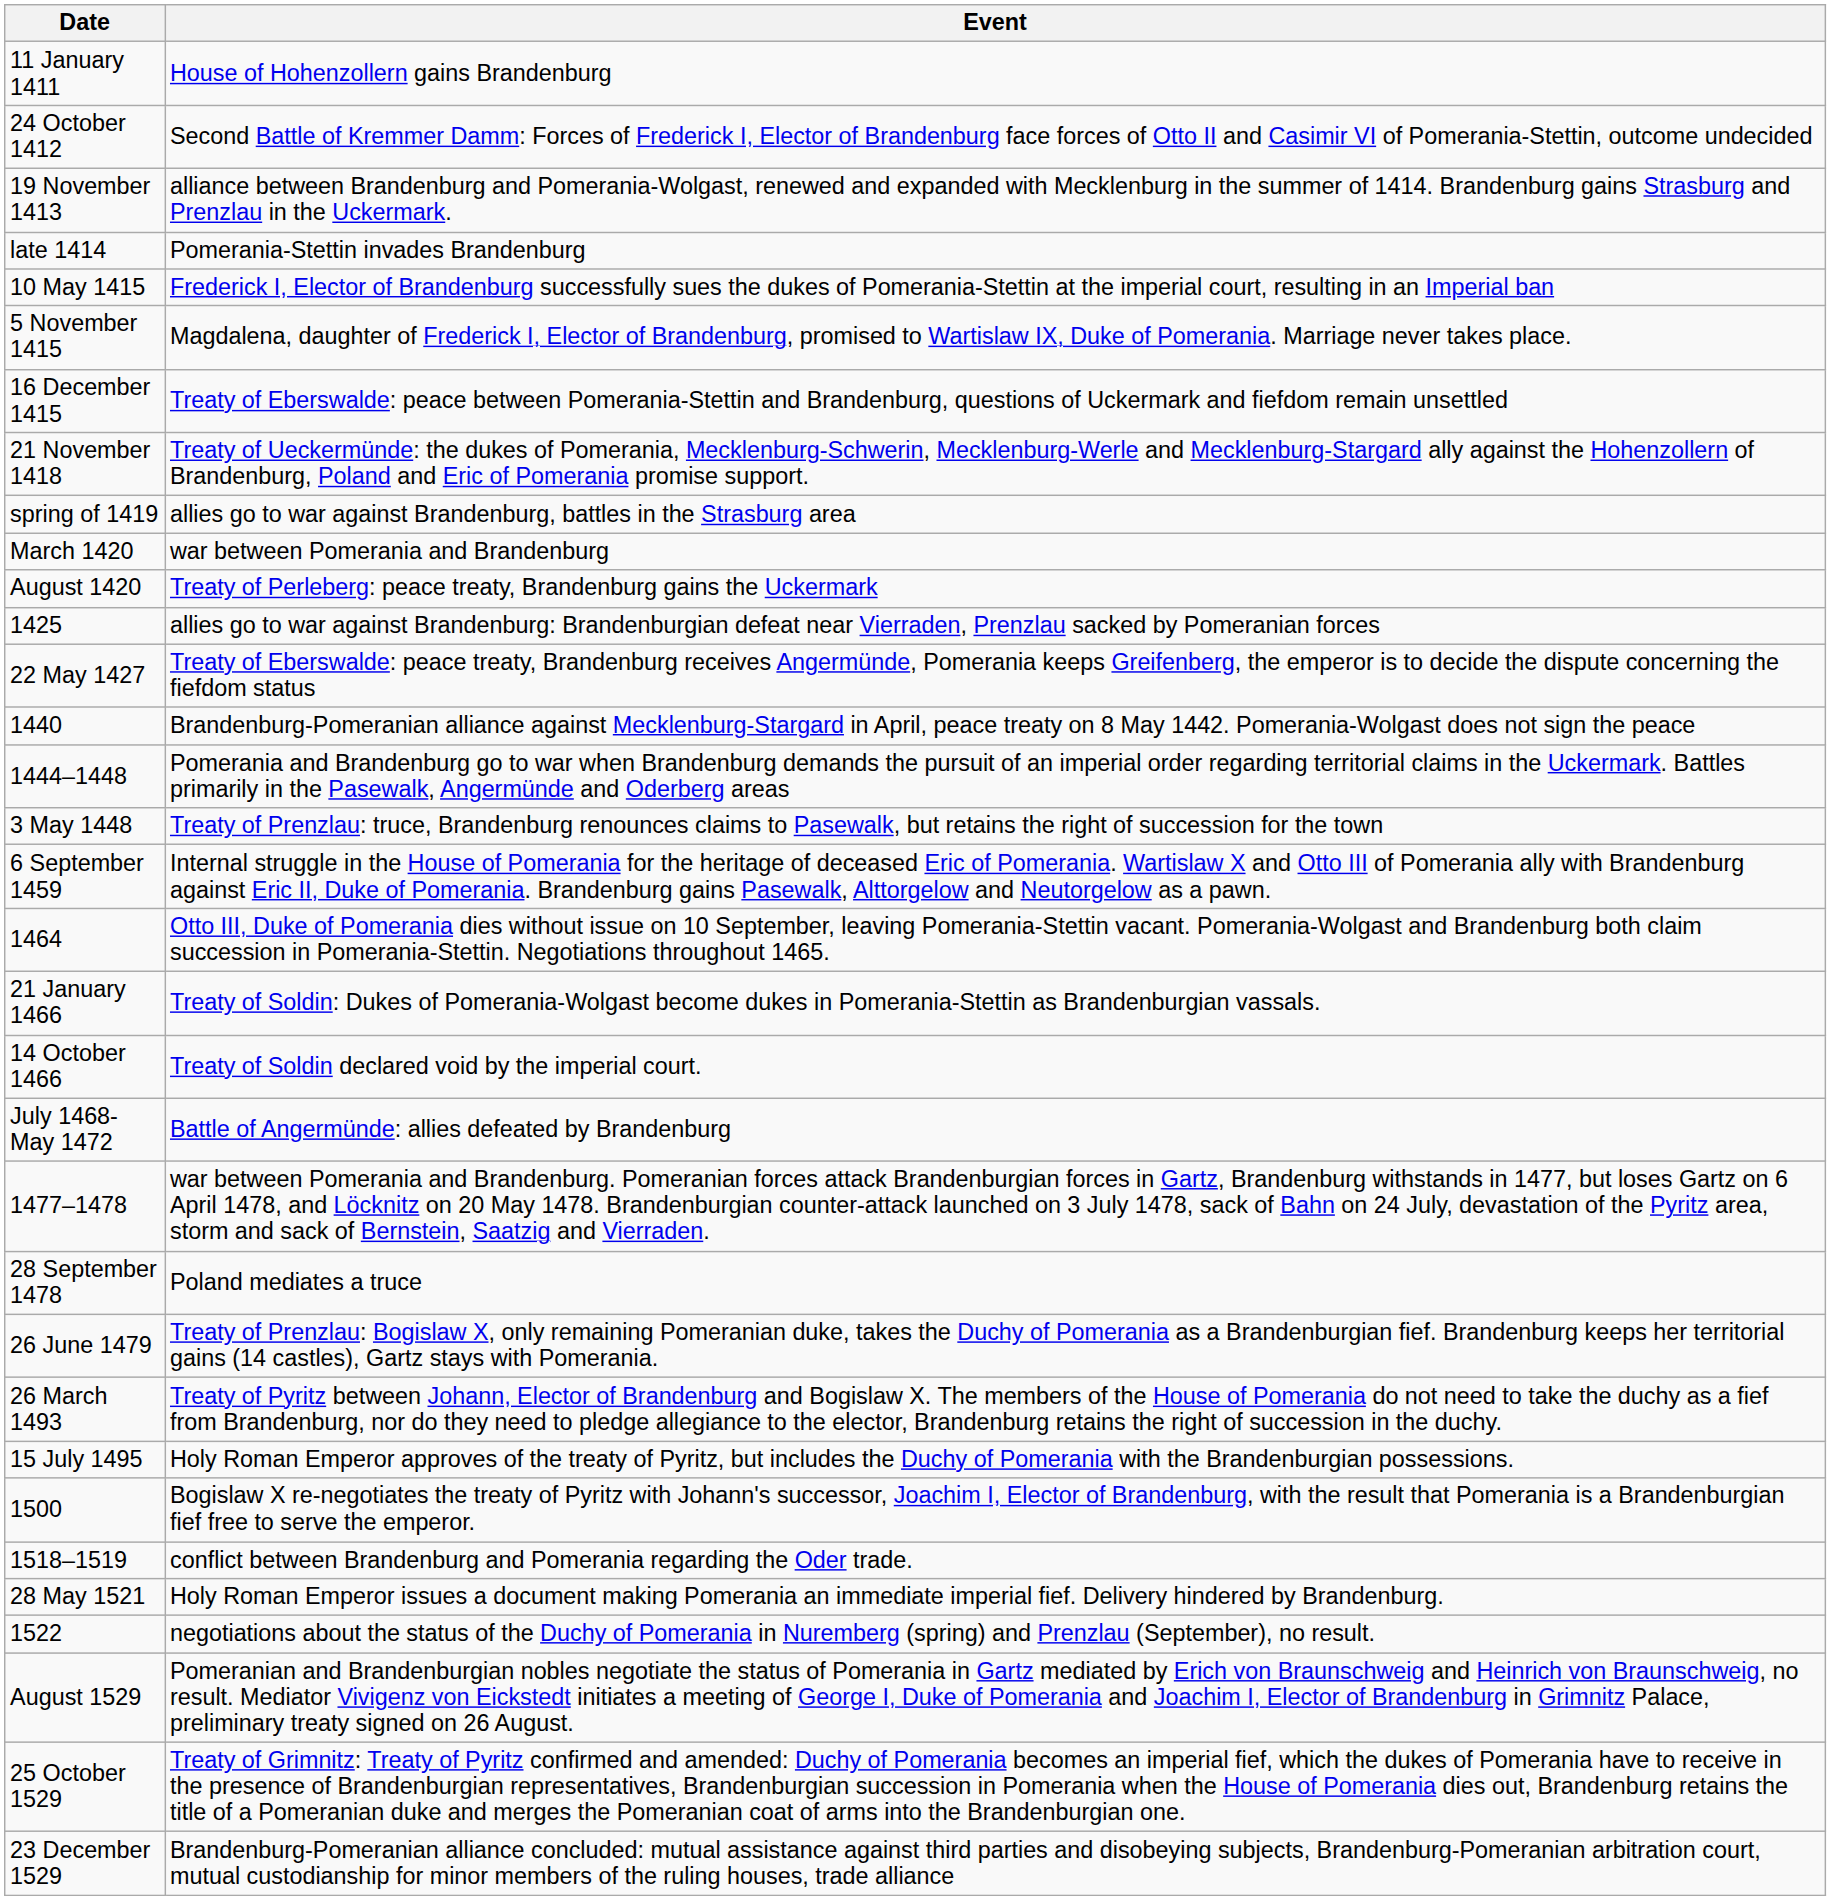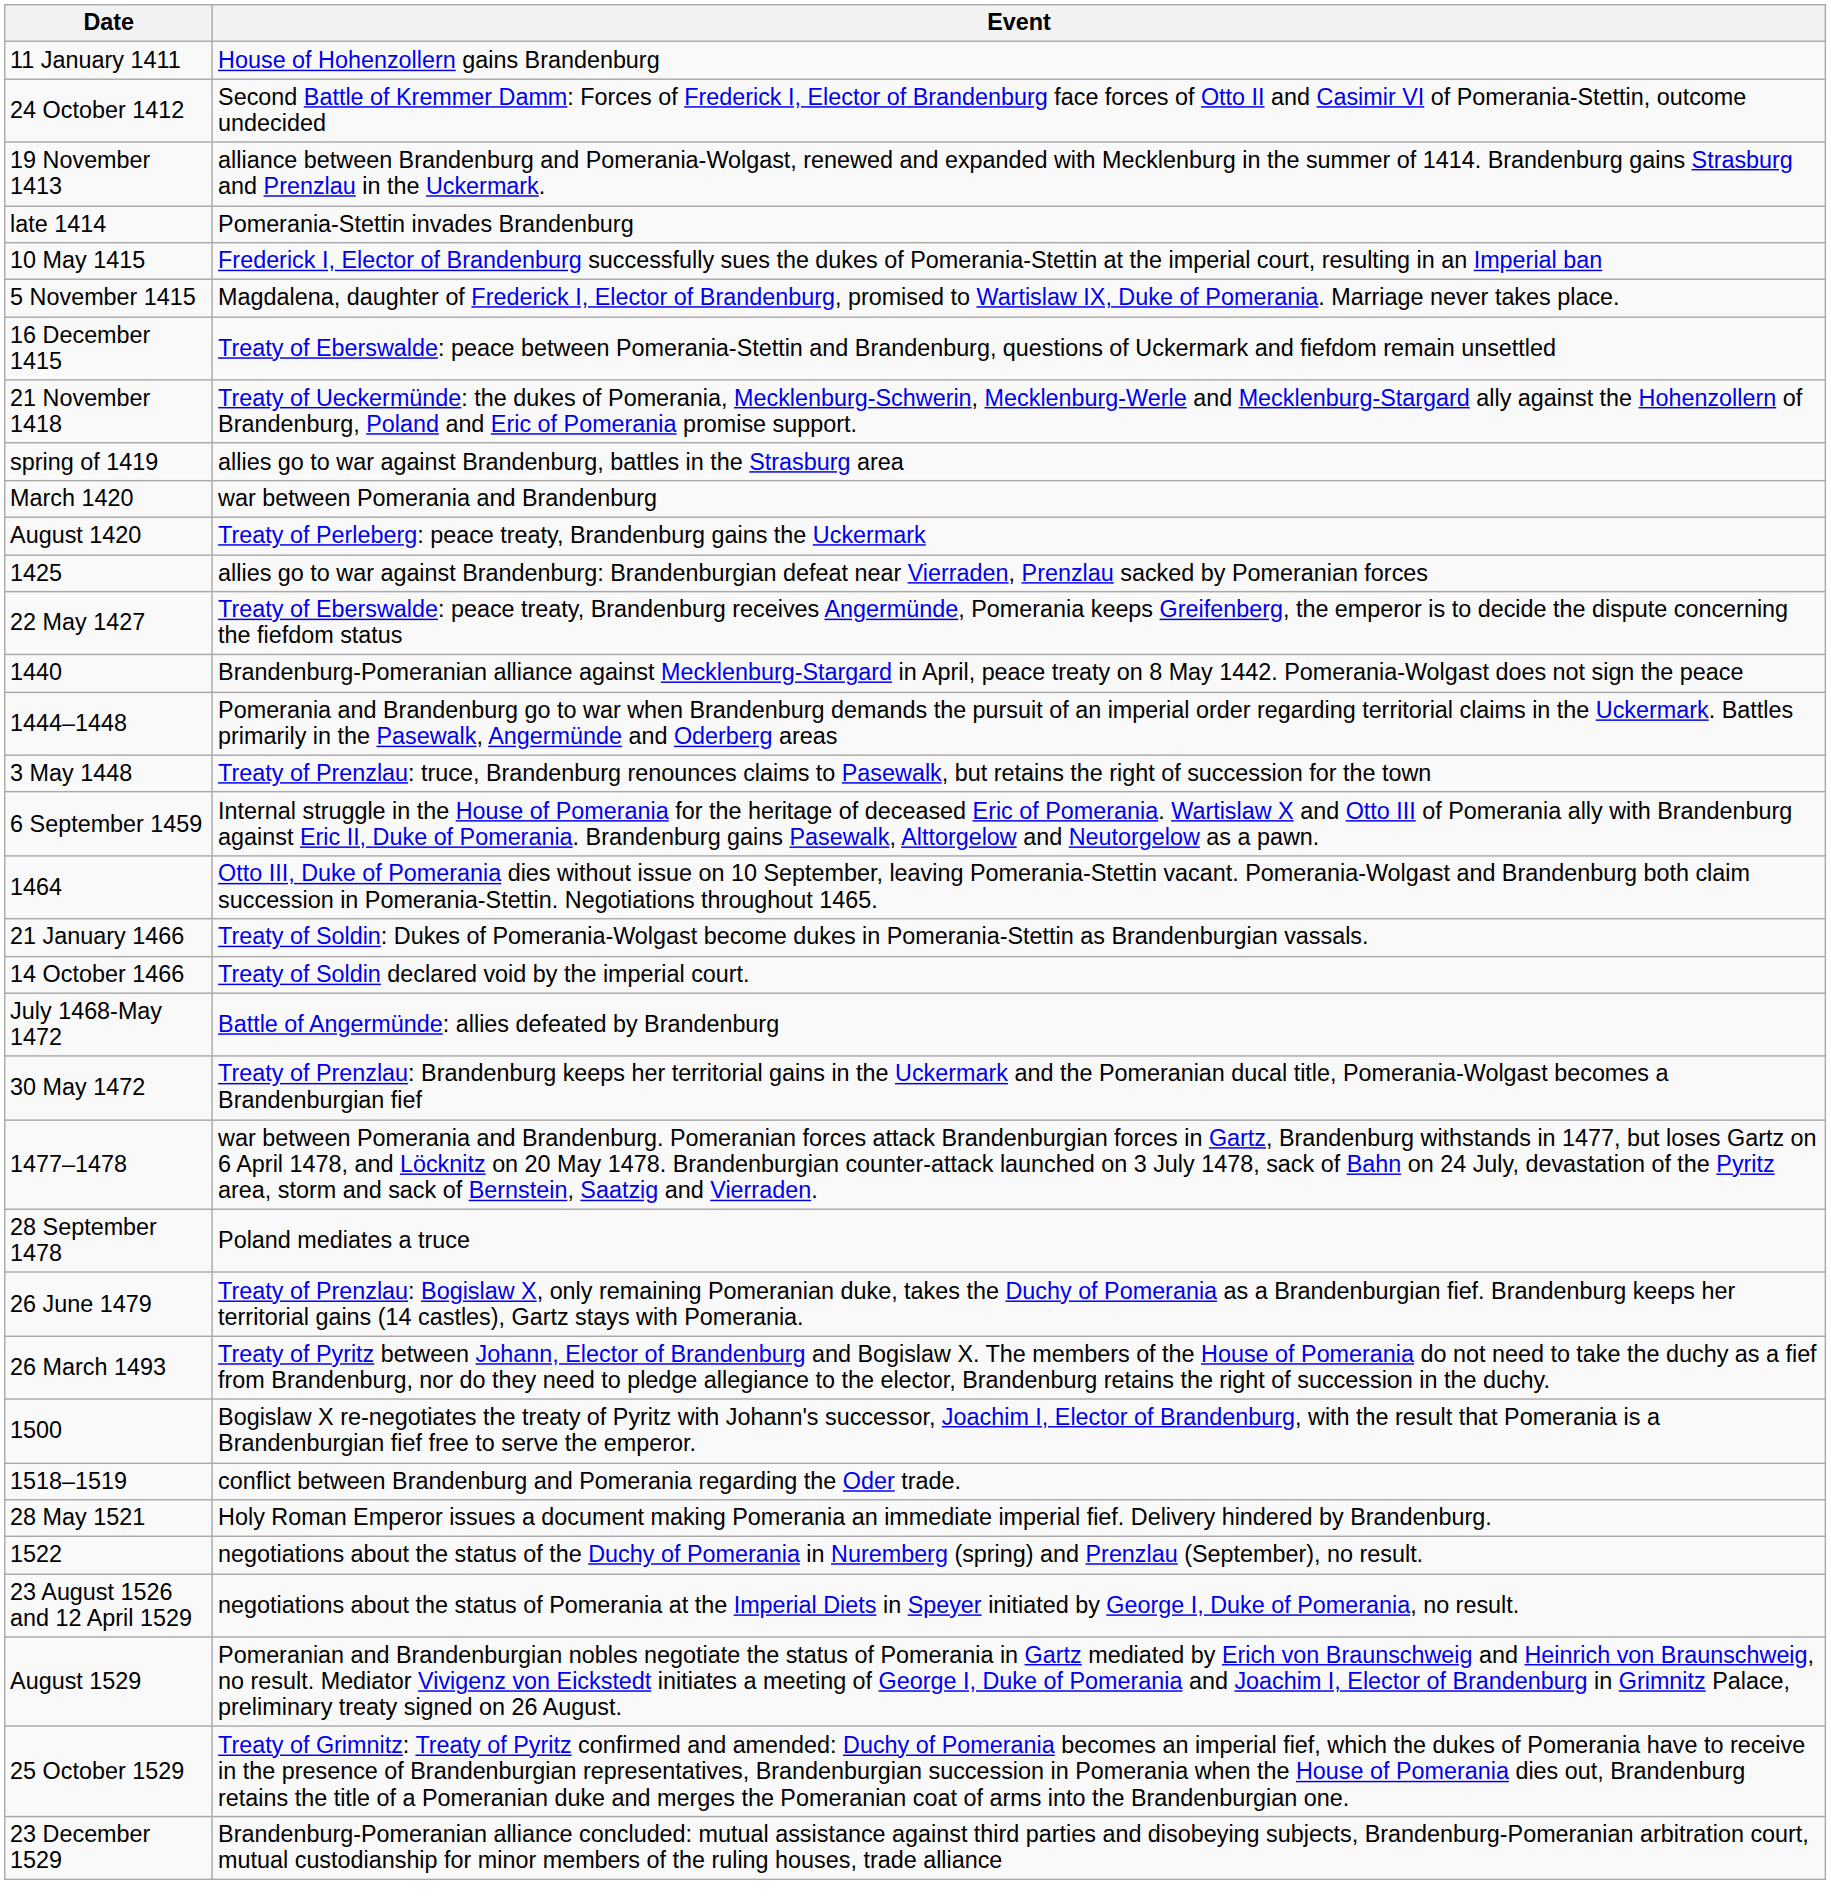+ row: (78, 1087)
- row: (76, 1459)
+ row: (101, 1605)
